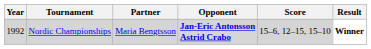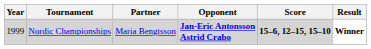(15, 32) 1992 -> (15, 32) 1999
(295, 32) normal -> (295, 32) bold
